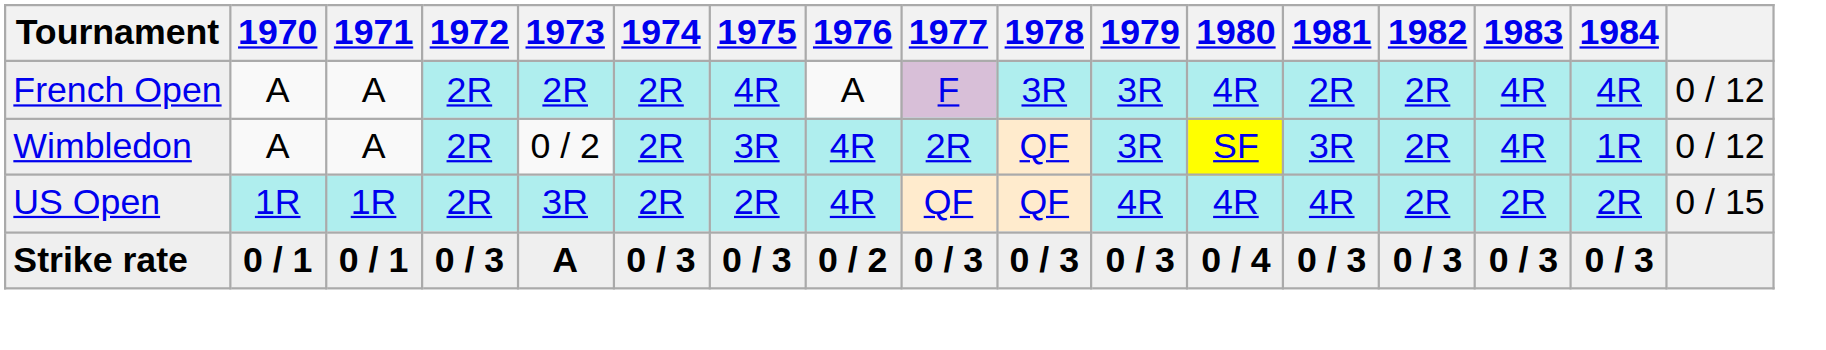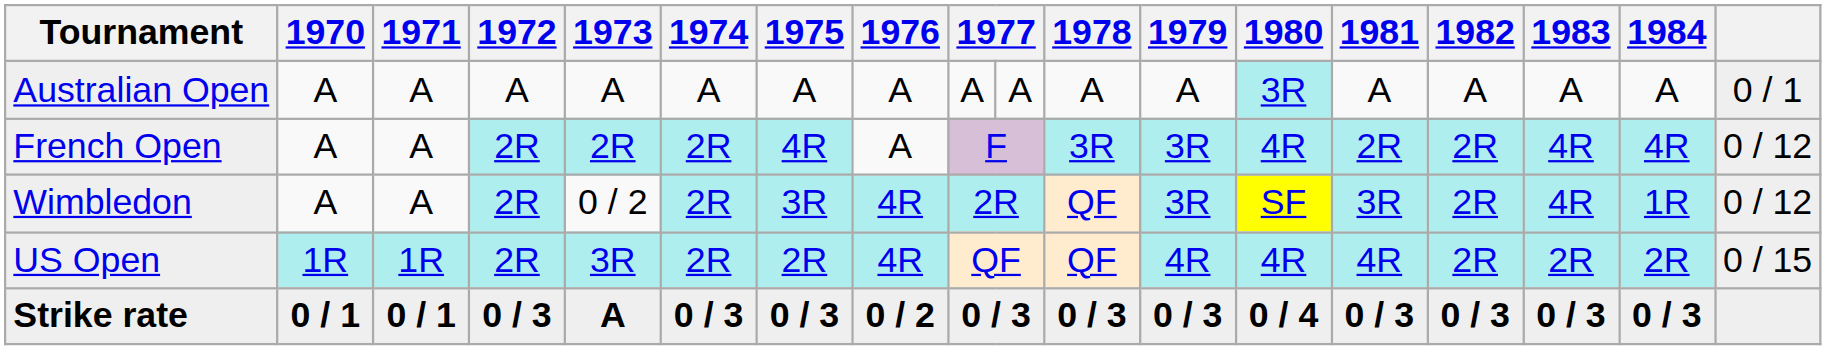+ row: (141, 89)
